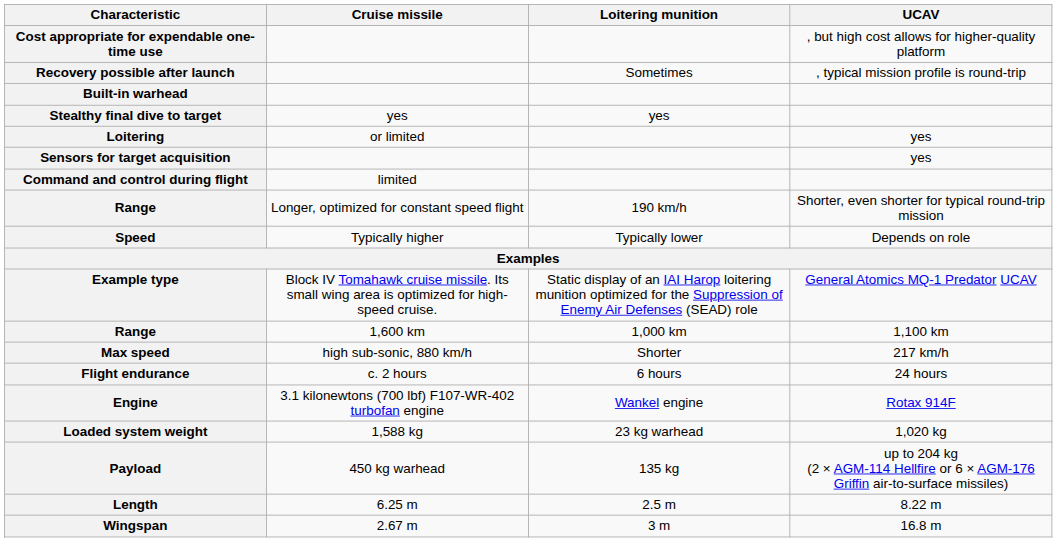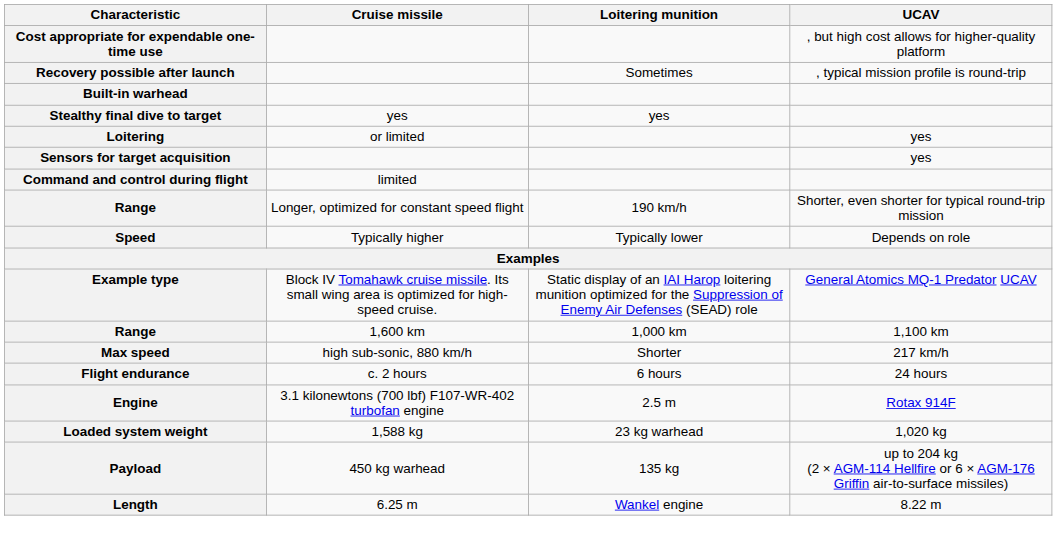(659, 402) Wankel engine -> (659, 402) 2.5 m
(659, 504) 2.5 m -> (659, 504) Wankel engine
- row: (135, 525)
